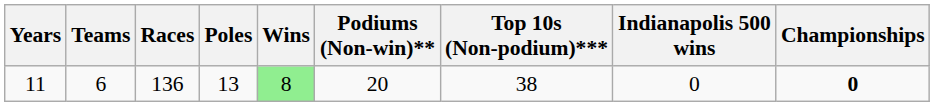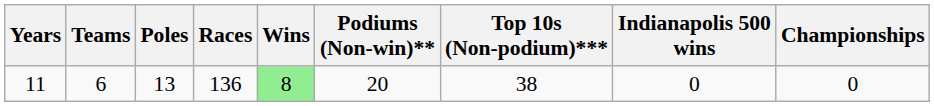columns swapped: (167, 35) <-> (228, 35)
(853, 83) bold -> (853, 83) normal
